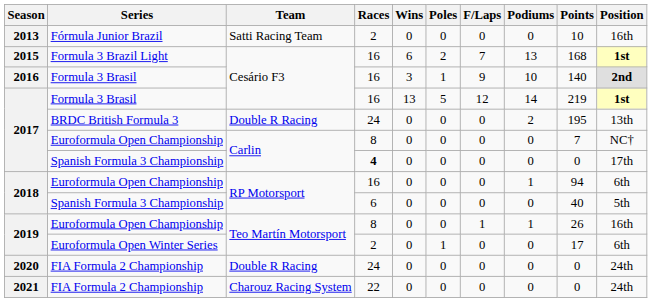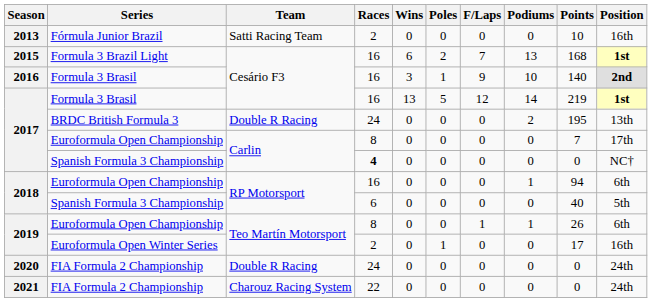(622, 140) NC† -> (622, 140) 17th
(622, 161) 17th -> (622, 161) NC†
(622, 224) 16th -> (622, 224) 6th
(622, 245) 6th -> (622, 245) 16th
